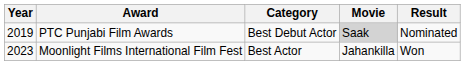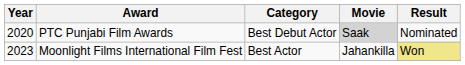(20, 32) 2019 -> (20, 32) 2020
(412, 51) no background -> (412, 51) khaki background
